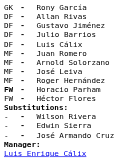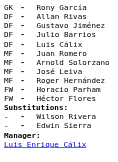(9, 89) bold -> (9, 89) normal
- row: (75, 135)
